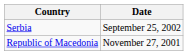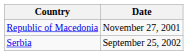rows swapped: (52, 43) <-> (19, 27)
